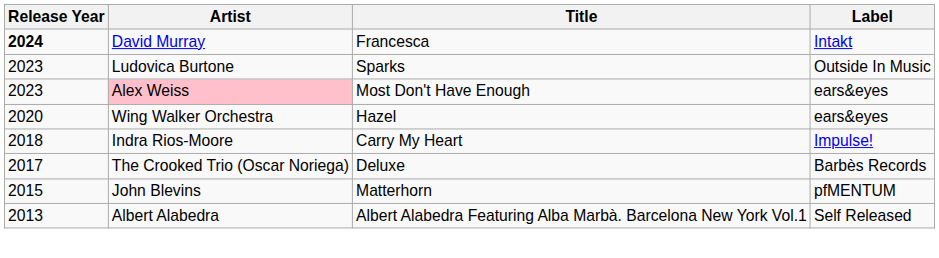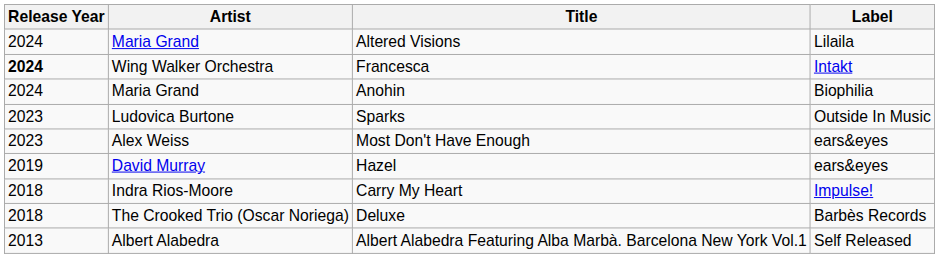+ row: (408, 41)
(158, 41) David Murray -> (193, 66) Wing Walker Orchestra
+ row: (380, 91)
(150, 91) pink background -> (150, 141) no background
(26, 116) 2020 -> (26, 166) 2019
(193, 116) Wing Walker Orchestra -> (158, 166) David Murray
(26, 166) 2017 -> (26, 215) 2018
- row: (394, 191)
